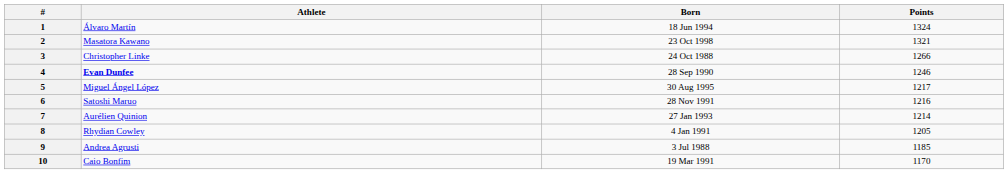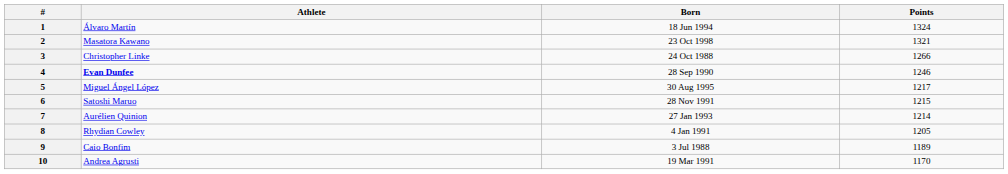(922, 102) 1216 -> (922, 102) 1215
(111, 147) Andrea Agrusti -> (107, 147) Caio Bonfim
(922, 147) 1185 -> (922, 147) 1189
(107, 161) Caio Bonfim -> (111, 161) Andrea Agrusti
